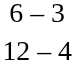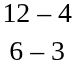rows swapped: (37, 12) <-> (37, 50)
